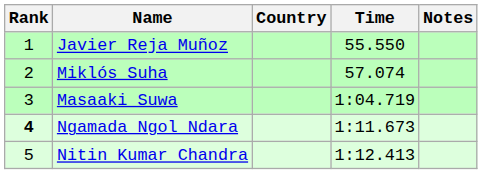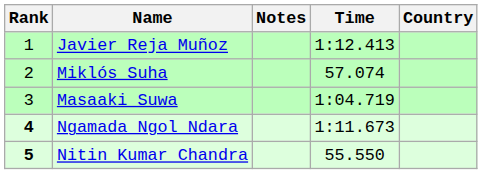columns swapped: (291, 18) <-> (448, 18)
(375, 46) 55.550 -> (355, 46) 1:12.413
(29, 155) normal -> (29, 155) bold
(375, 155) 1:12.413 -> (355, 155) 55.550
